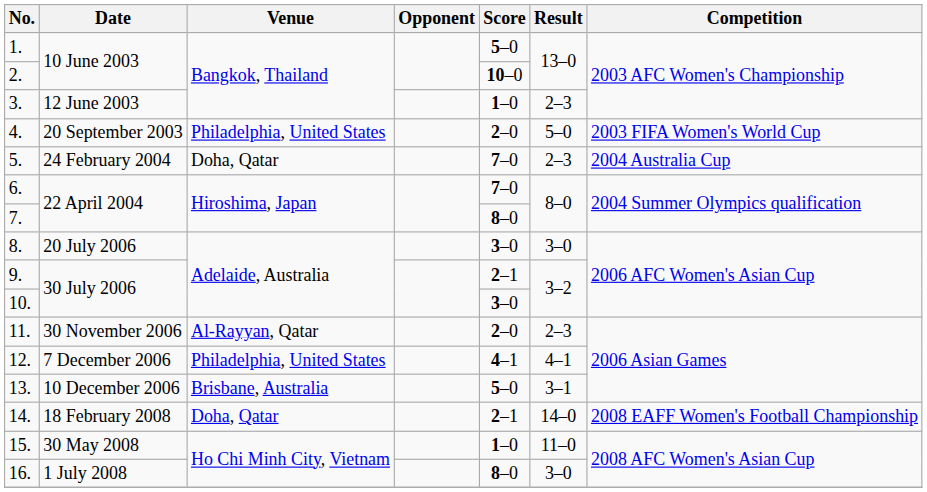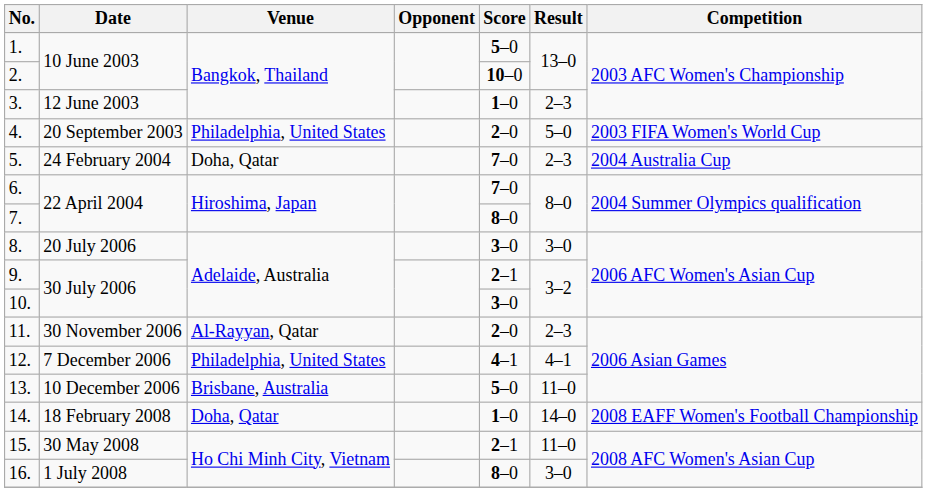(558, 388) 3–1 -> (558, 388) 11–0
(504, 416) 2–1 -> (504, 416) 1–0
(504, 445) 1–0 -> (504, 445) 2–1
